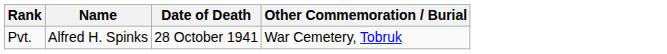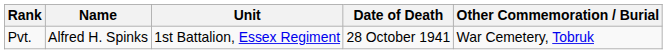+ column: (247, 15)
